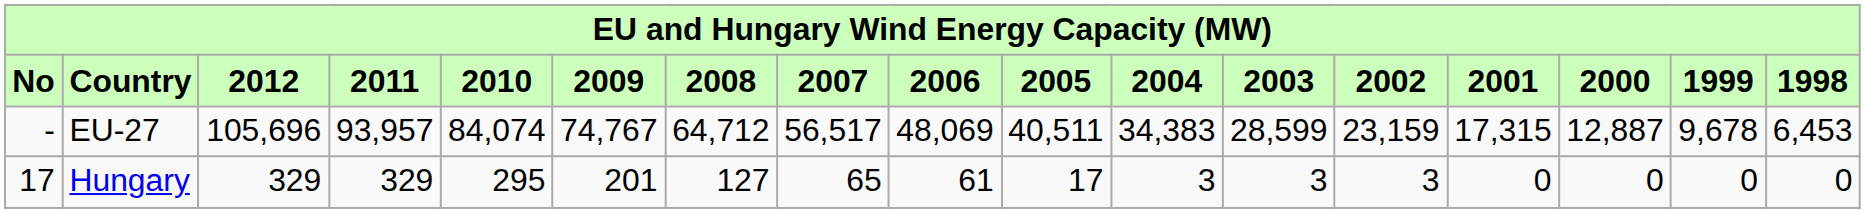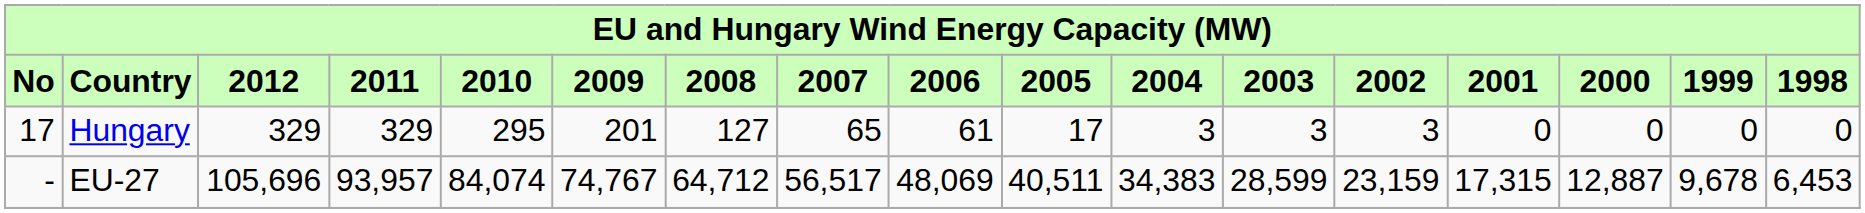rows swapped: (115, 130) <-> (130, 181)
